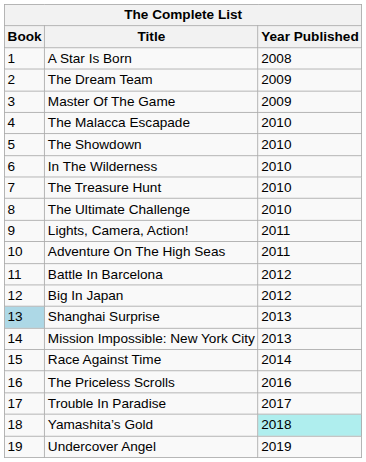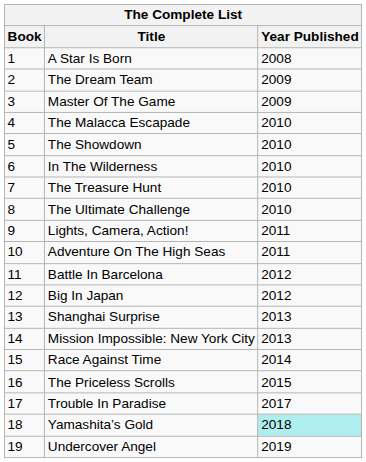(15, 317) lightblue background -> (15, 317) no background
(276, 381) 2016 -> (276, 381) 2015
